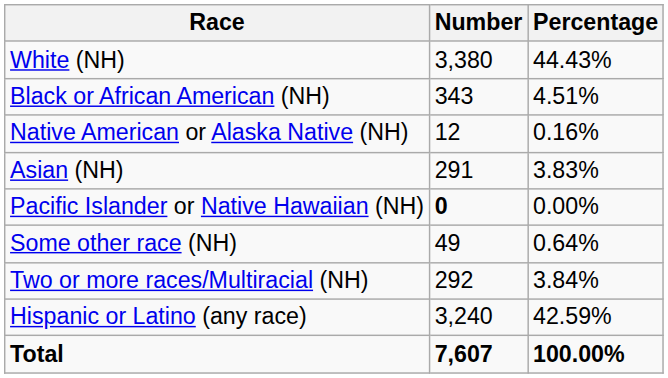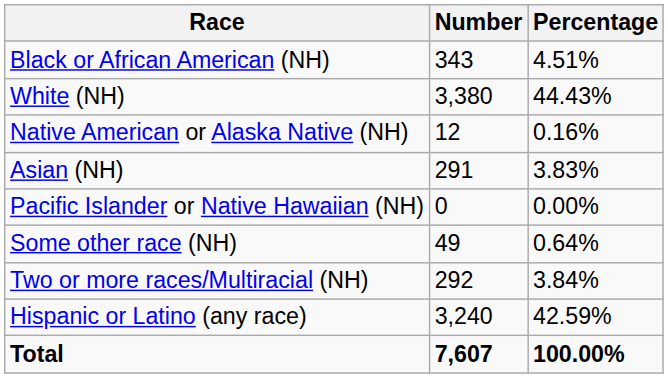rows swapped: (67, 59) <-> (170, 96)
(441, 206) bold -> (441, 206) normal
